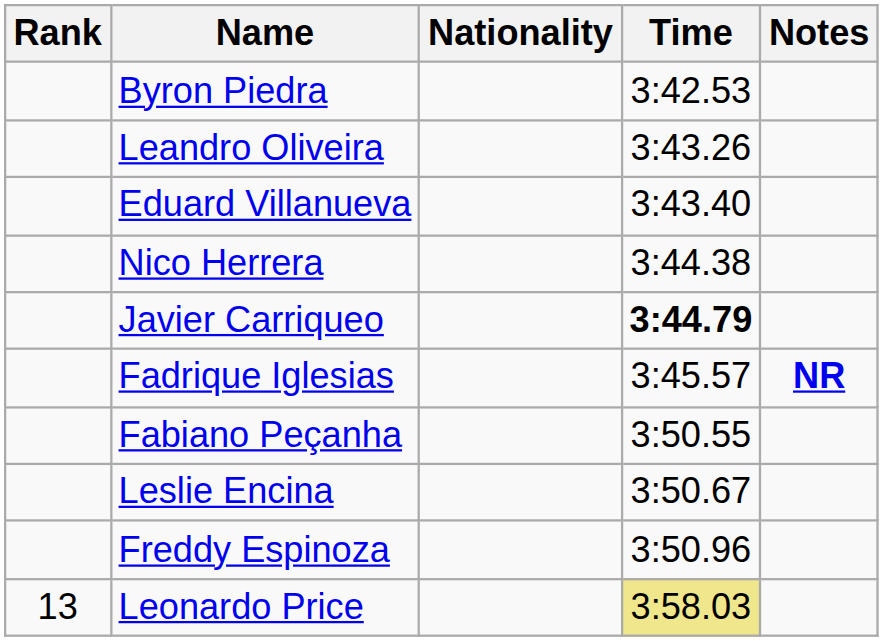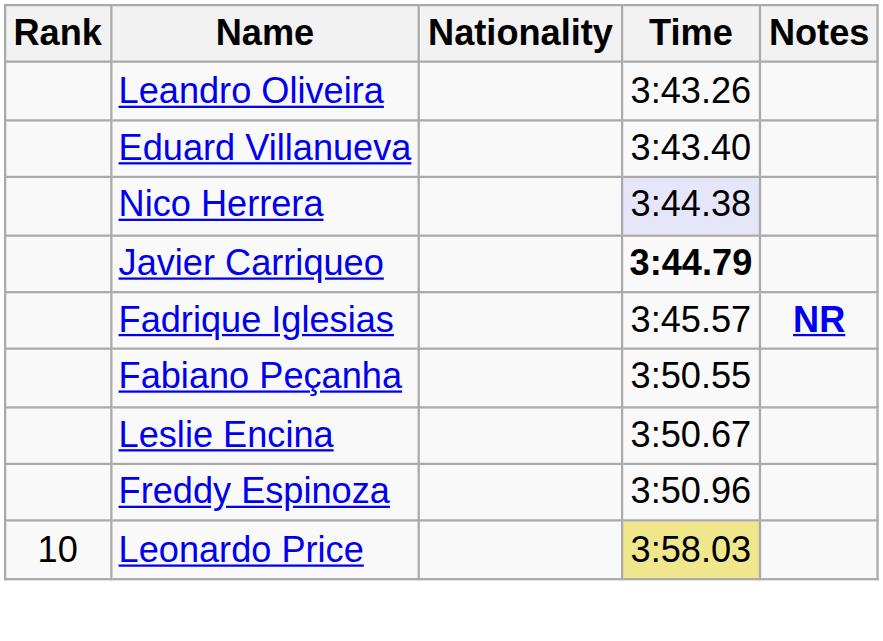- row: (223, 90)
(691, 262) no background -> (691, 205) lavender background
(58, 606) 13 -> (58, 549) 10
